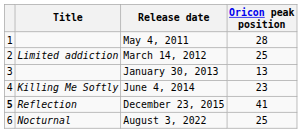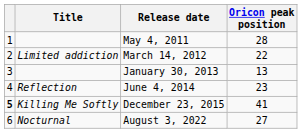(262, 56) 25 -> (262, 56) 22
(68, 88) Killing Me Softly -> (47, 88) Reflection
(47, 104) Reflection -> (68, 104) Killing Me Softly
(262, 120) 25 -> (262, 120) 27
